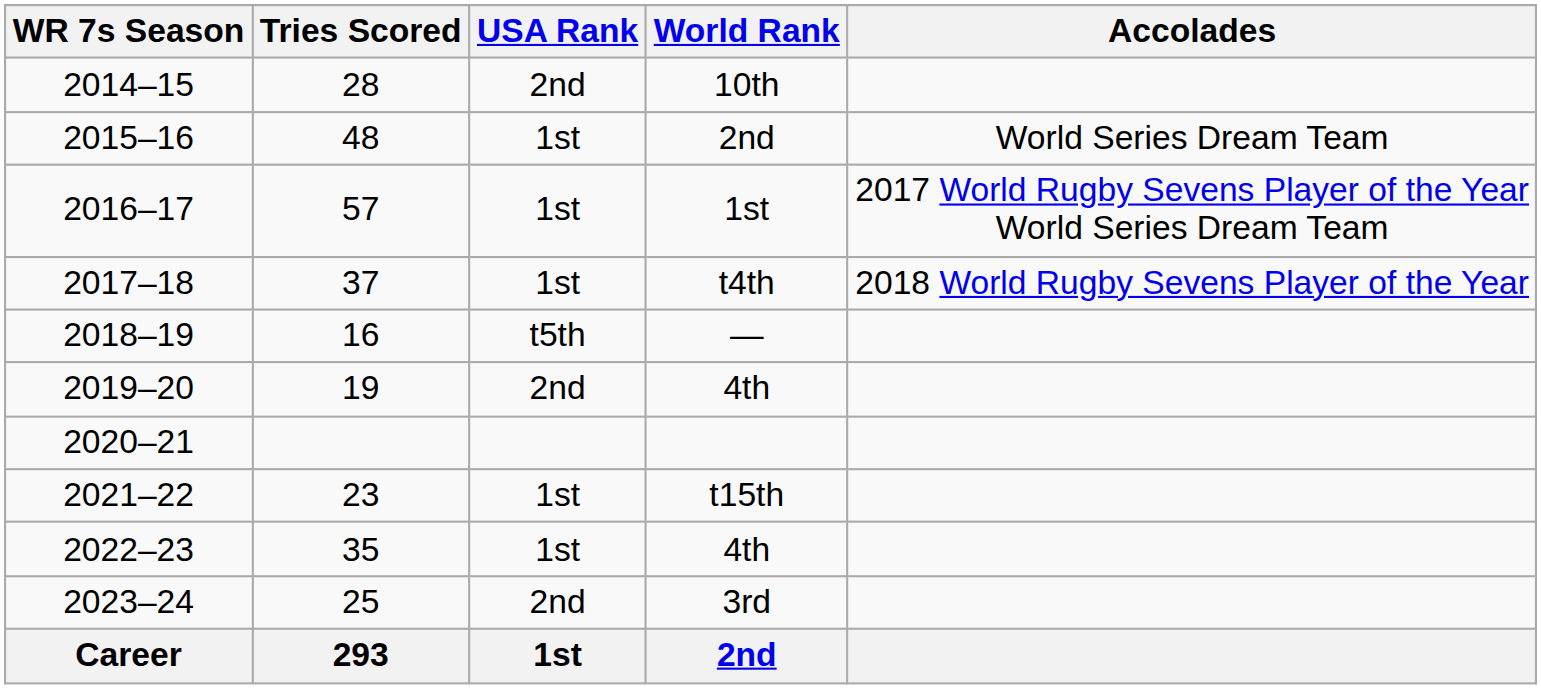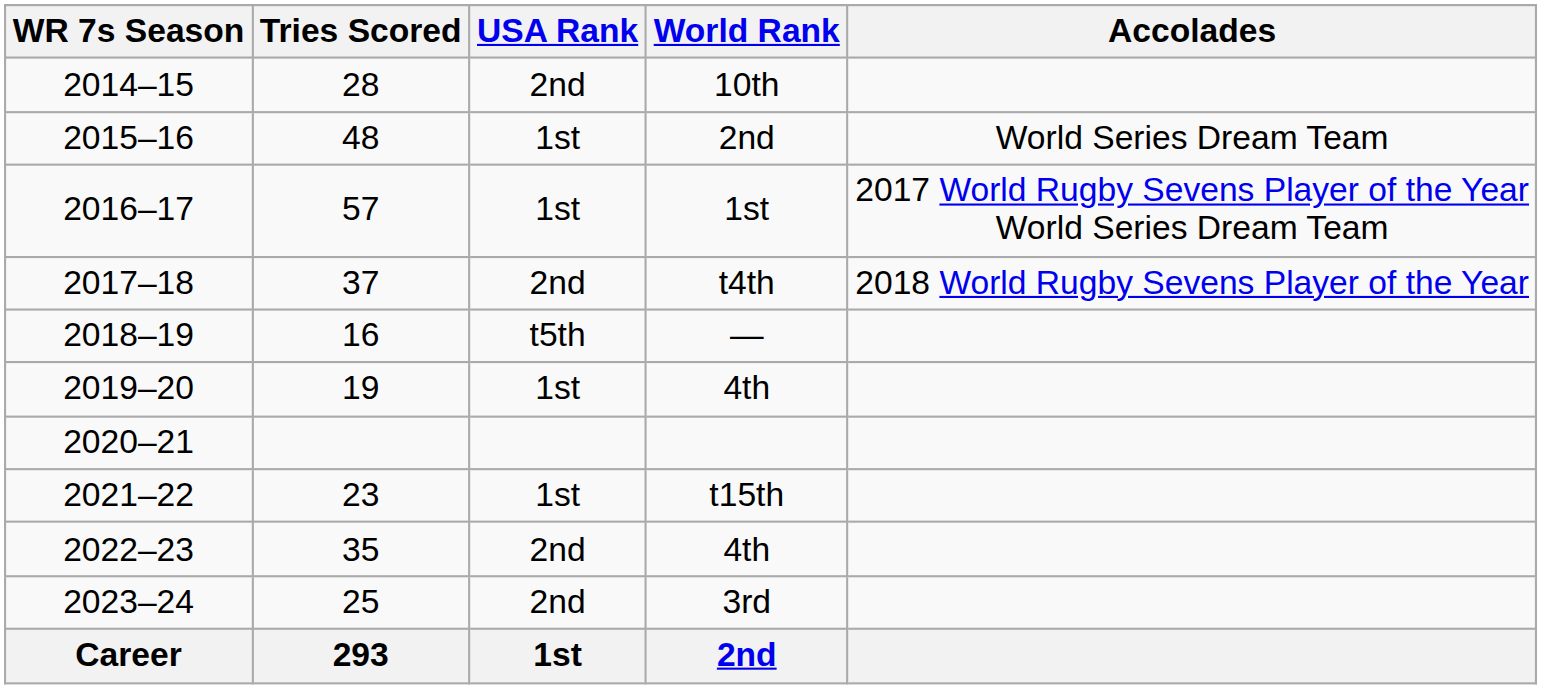(558, 282) 1st -> (558, 282) 2nd
(558, 388) 2nd -> (558, 388) 1st
(558, 548) 1st -> (558, 548) 2nd
